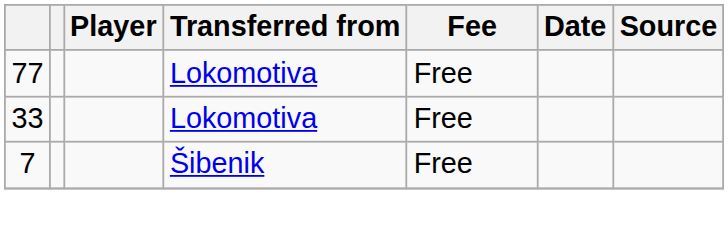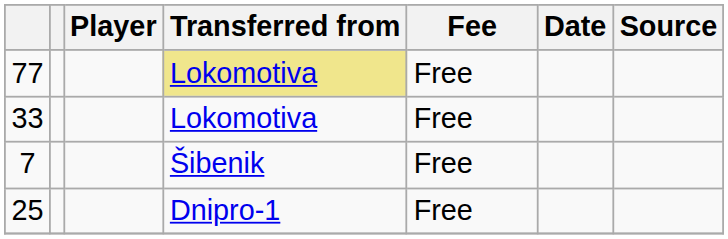(244, 73) no background -> (244, 73) khaki background
+ row: (28, 210)
